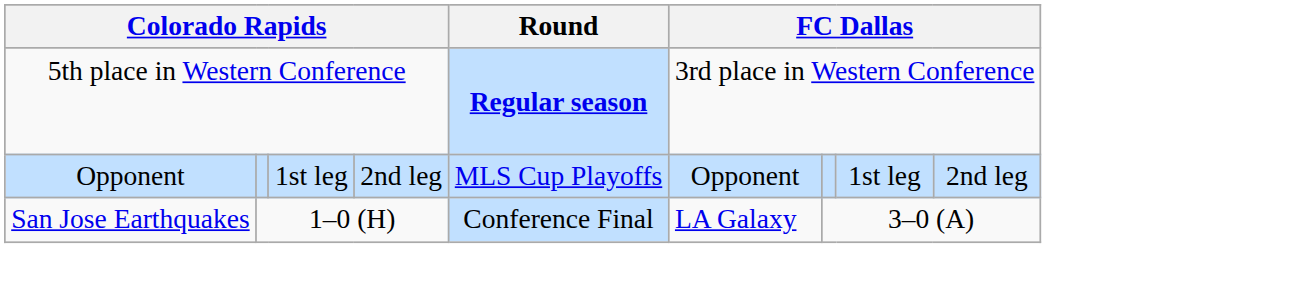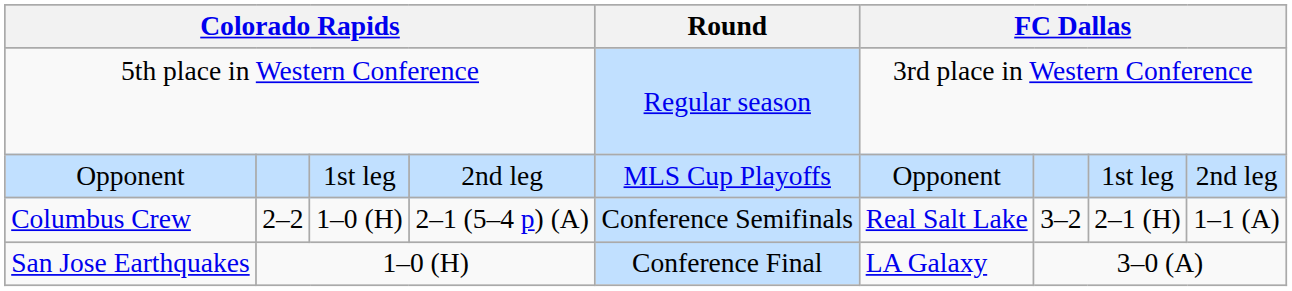(559, 100) bold -> (727, 100) normal
+ row: (101, 219)
